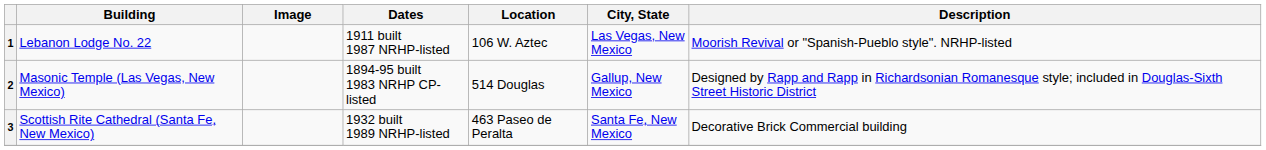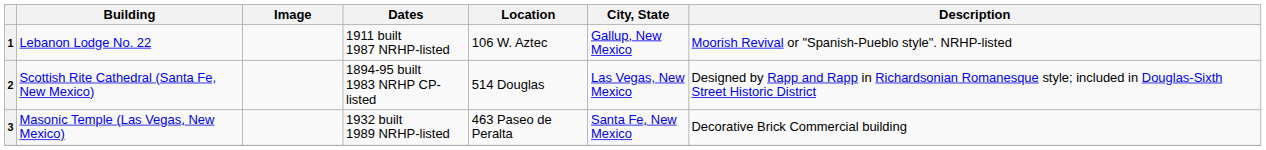(638, 42) Las Vegas, New Mexico -> (626, 42) Gallup, New Mexico
(117, 85) Masonic Temple (Las Vegas, New Mexico) -> (118, 85) Scottish Rite Cathedral (Santa Fe, New Mexico)
(626, 85) Gallup, New Mexico -> (638, 85) Las Vegas, New Mexico
(118, 127) Scottish Rite Cathedral (Santa Fe, New Mexico) -> (117, 127) Masonic Temple (Las Vegas, New Mexico)
